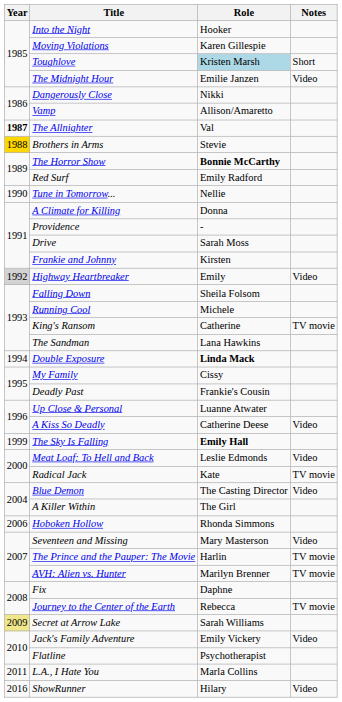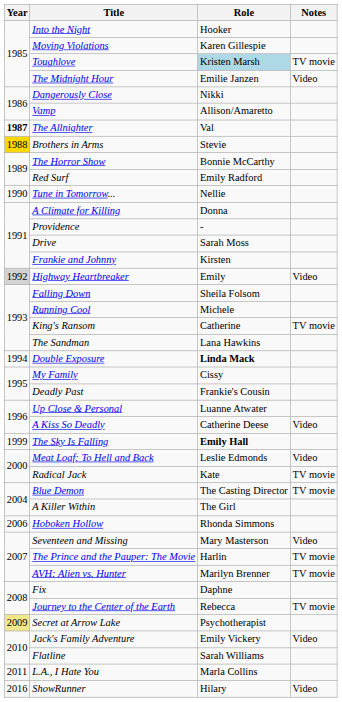(304, 62) Short -> (314, 62) TV movie
(240, 161) bold -> (237, 161) normal
(305, 491) Video -> (314, 491) TV movie
(232, 623) Sarah Williams -> (233, 623) Psychotherapist
(233, 656) Psychotherapist -> (232, 656) Sarah Williams
